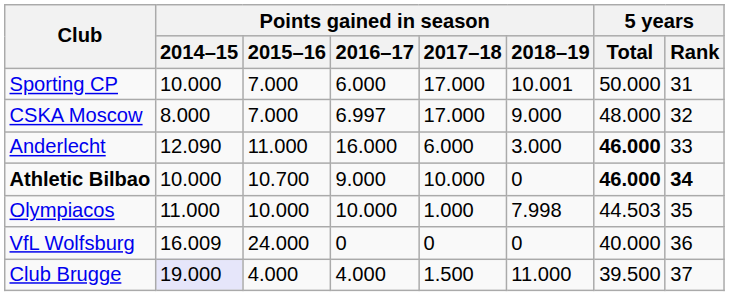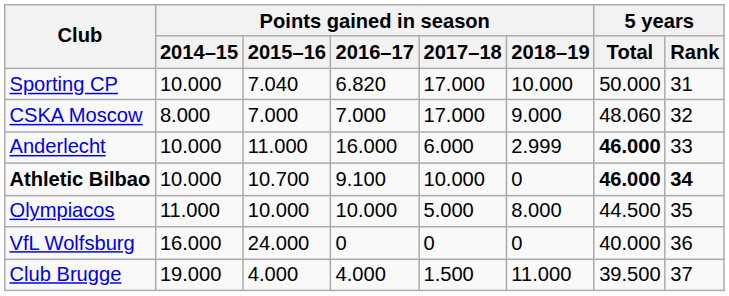(273, 84) 7.000 -> (273, 84) 7.040
(361, 84) 6.000 -> (361, 84) 6.820
(542, 84) 10.001 -> (542, 84) 10.000
(361, 115) 6.997 -> (361, 115) 7.000
(630, 115) 48.000 -> (630, 115) 48.060
(191, 147) 12.090 -> (191, 147) 10.000
(536, 147) 3.000 -> (536, 147) 2.999
(361, 179) 9.000 -> (361, 179) 9.100
(449, 211) 1.000 -> (449, 211) 5.000
(536, 211) 7.998 -> (536, 211) 8.000
(630, 211) 44.503 -> (630, 211) 44.500
(191, 242) 16.009 -> (191, 242) 16.000
(191, 274) lavender background -> (191, 274) no background
